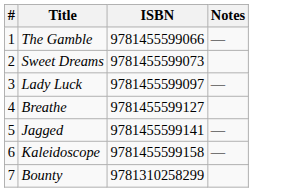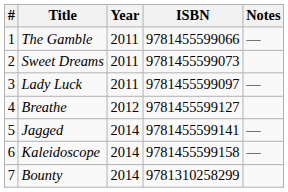+ column: (125, 15)
